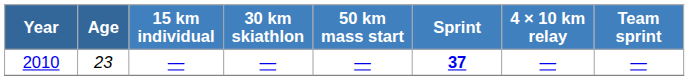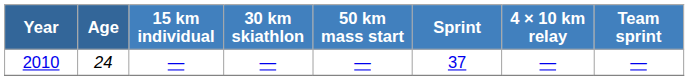(103, 63) 23 -> (103, 63) 24
(457, 63) bold -> (457, 63) normal
